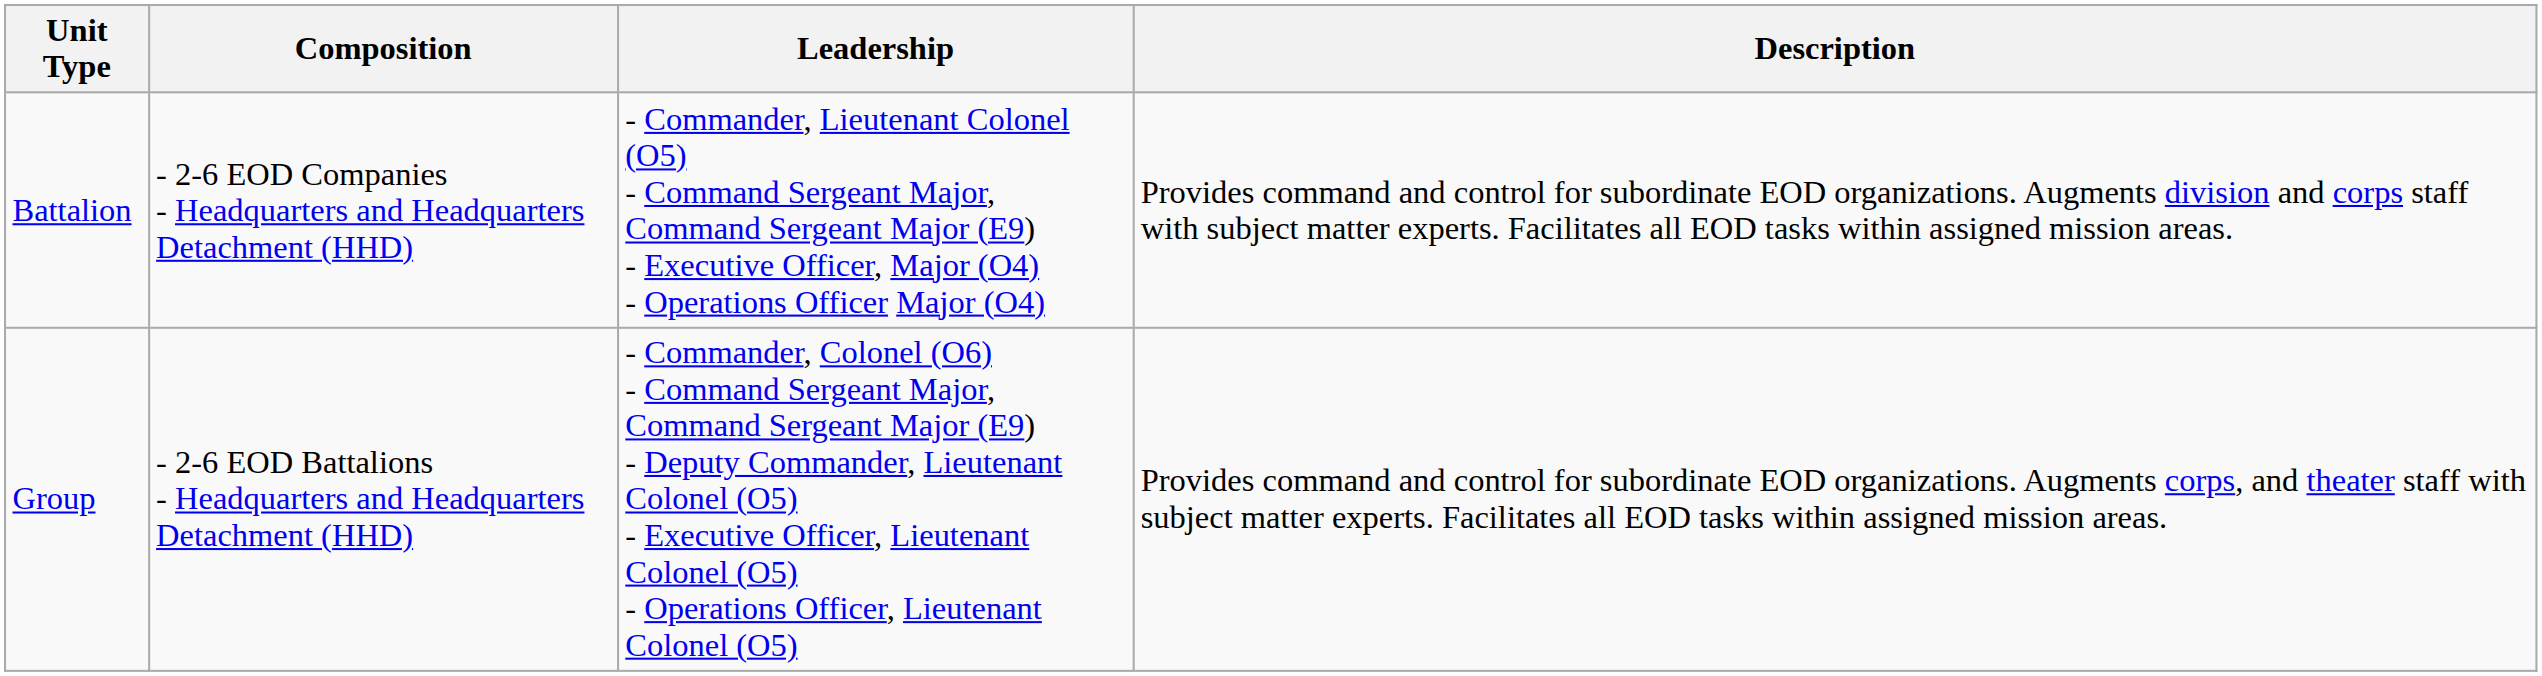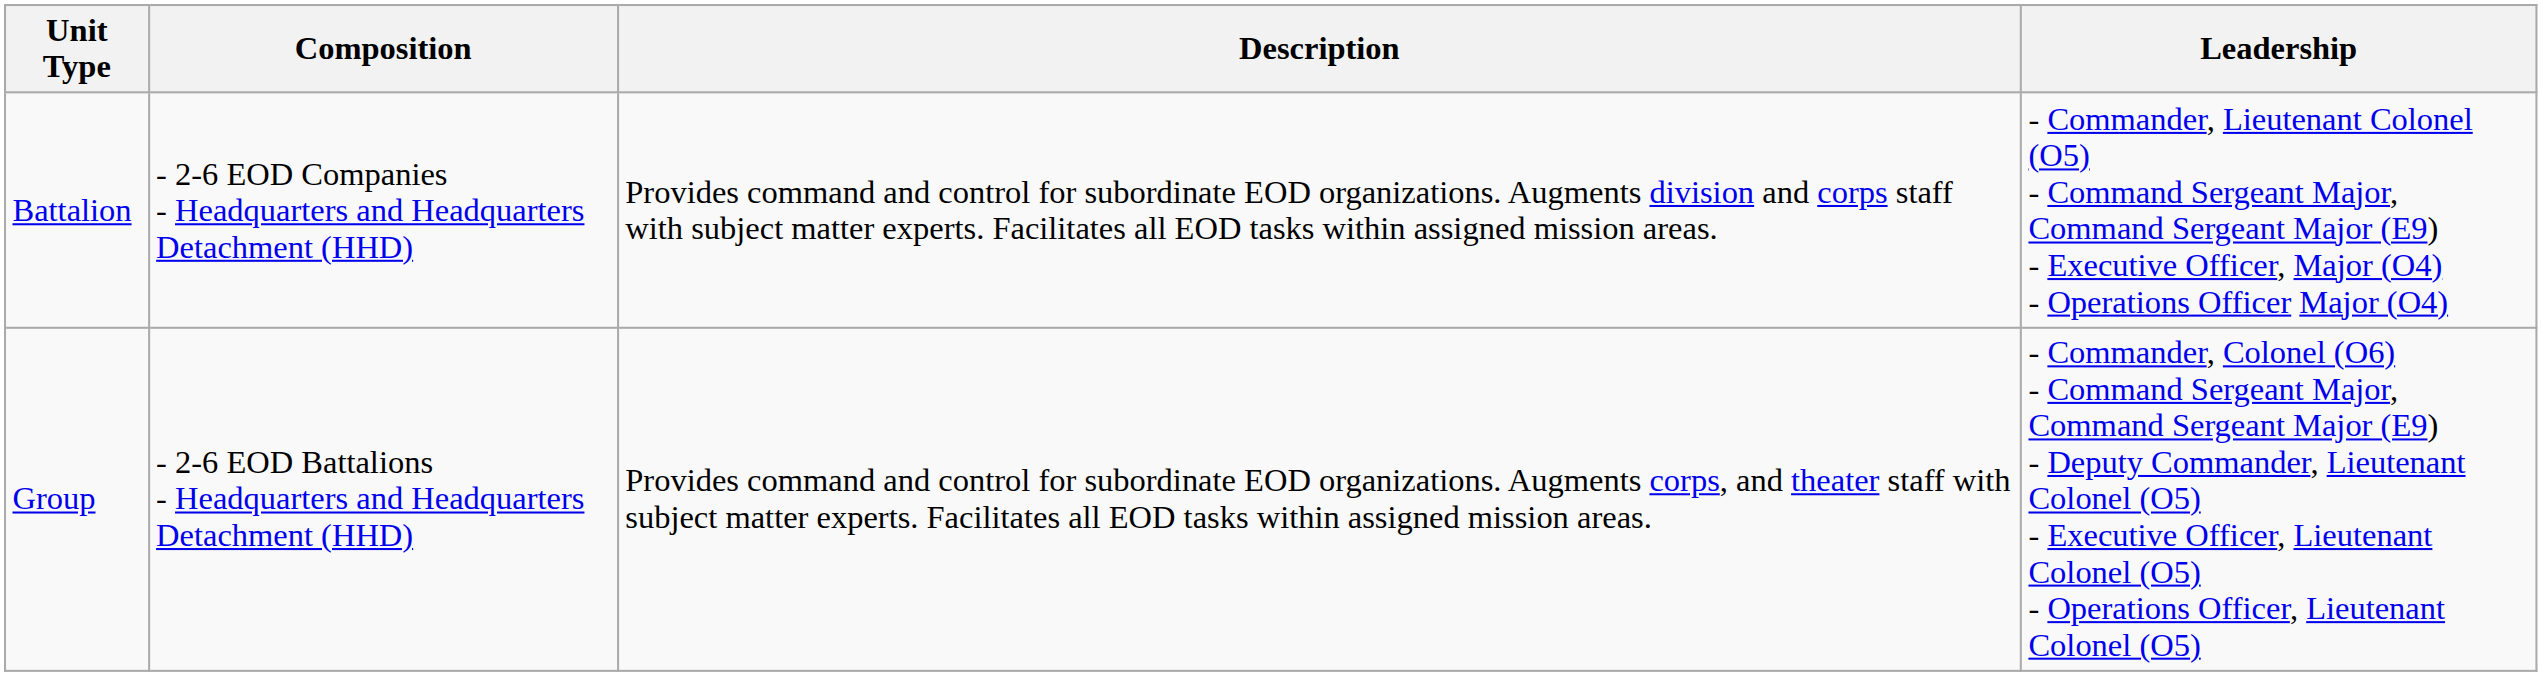columns swapped: (876, 48) <-> (1835, 48)
